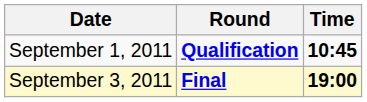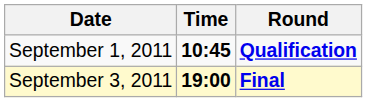columns swapped: (332, 19) <-> (240, 19)
